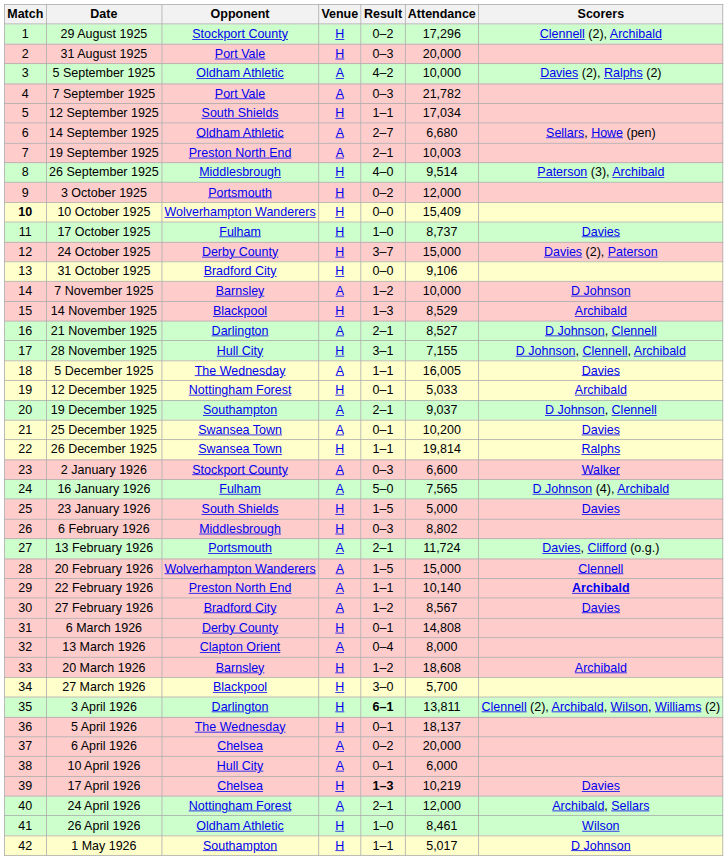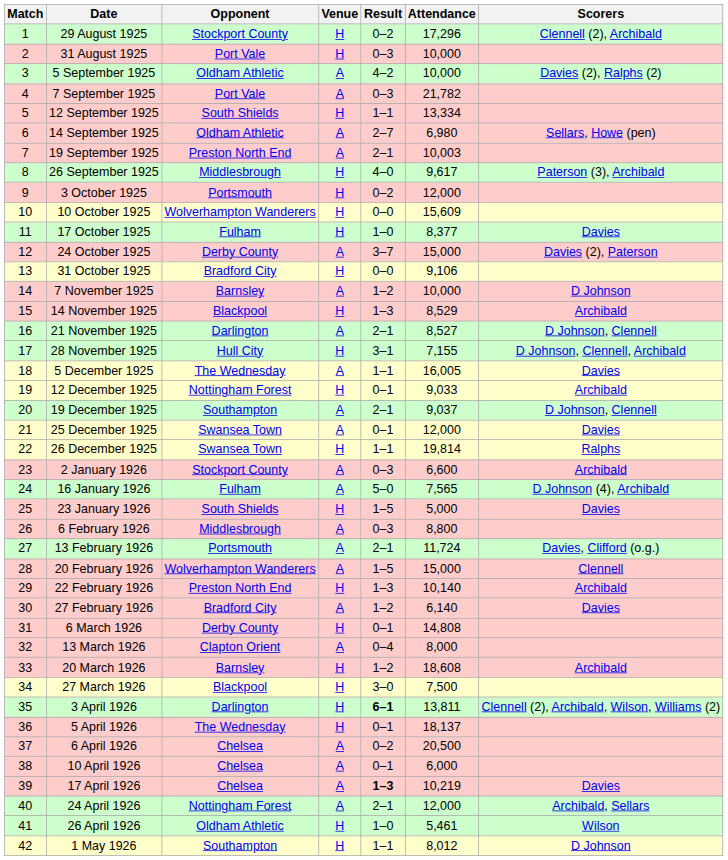(442, 53) 20,000 -> (442, 53) 10,000
(442, 113) 17,034 -> (442, 113) 13,334
(442, 133) 6,680 -> (442, 133) 6,980
(442, 172) 9,514 -> (442, 172) 9,617
(25, 212) bold -> (25, 212) normal
(442, 212) 15,409 -> (442, 212) 15,609
(442, 232) 8,737 -> (442, 232) 8,377
(340, 251) H -> (340, 251) A
(442, 390) 5,033 -> (442, 390) 9,033
(442, 430) 10,200 -> (442, 430) 12,000
(601, 469) Walker -> (601, 469) Archibald
(340, 529) H -> (340, 529) A
(442, 529) 8,802 -> (442, 529) 8,800
(340, 588) A -> (340, 588) H
(383, 588) 1–1 -> (383, 588) 1–3
(601, 588) bold -> (601, 588) normal
(442, 608) 8,567 -> (442, 608) 6,140
(442, 687) 5,700 -> (442, 687) 7,500
(442, 746) 20,000 -> (442, 746) 20,500
(240, 766) Hull City -> (240, 766) Chelsea
(340, 786) H -> (340, 786) A
(442, 825) 8,461 -> (442, 825) 5,461
(442, 845) 5,017 -> (442, 845) 8,012
